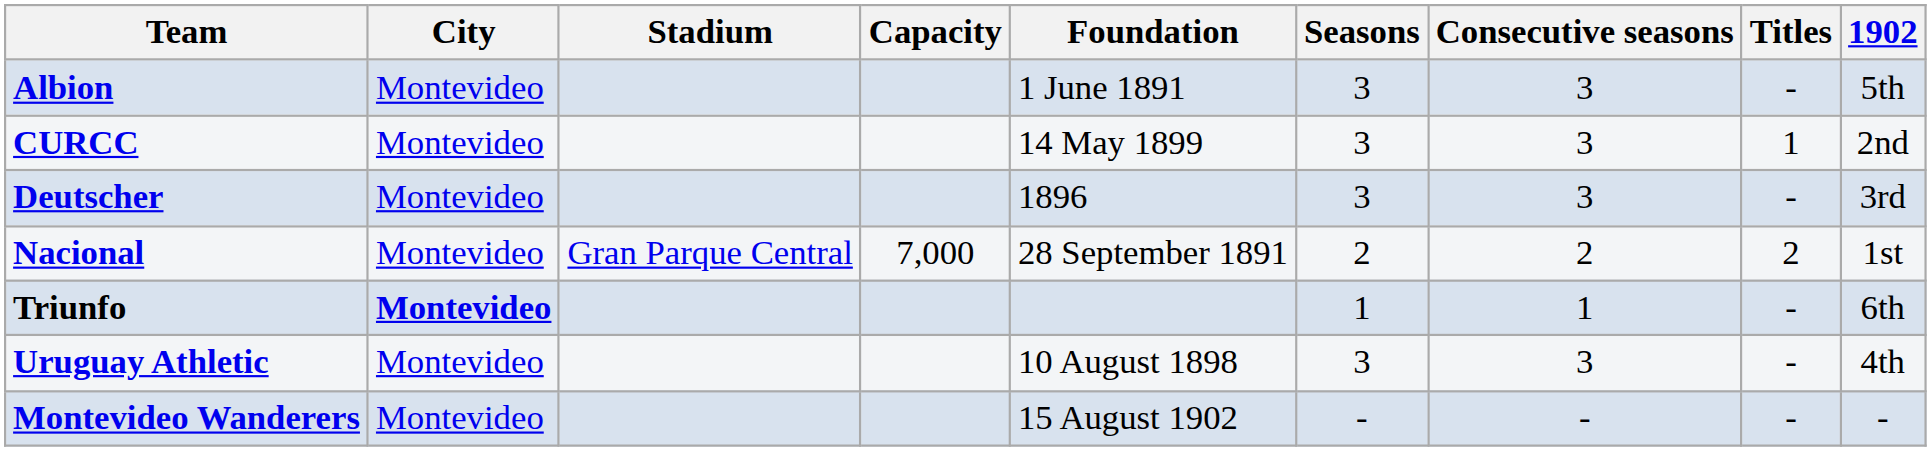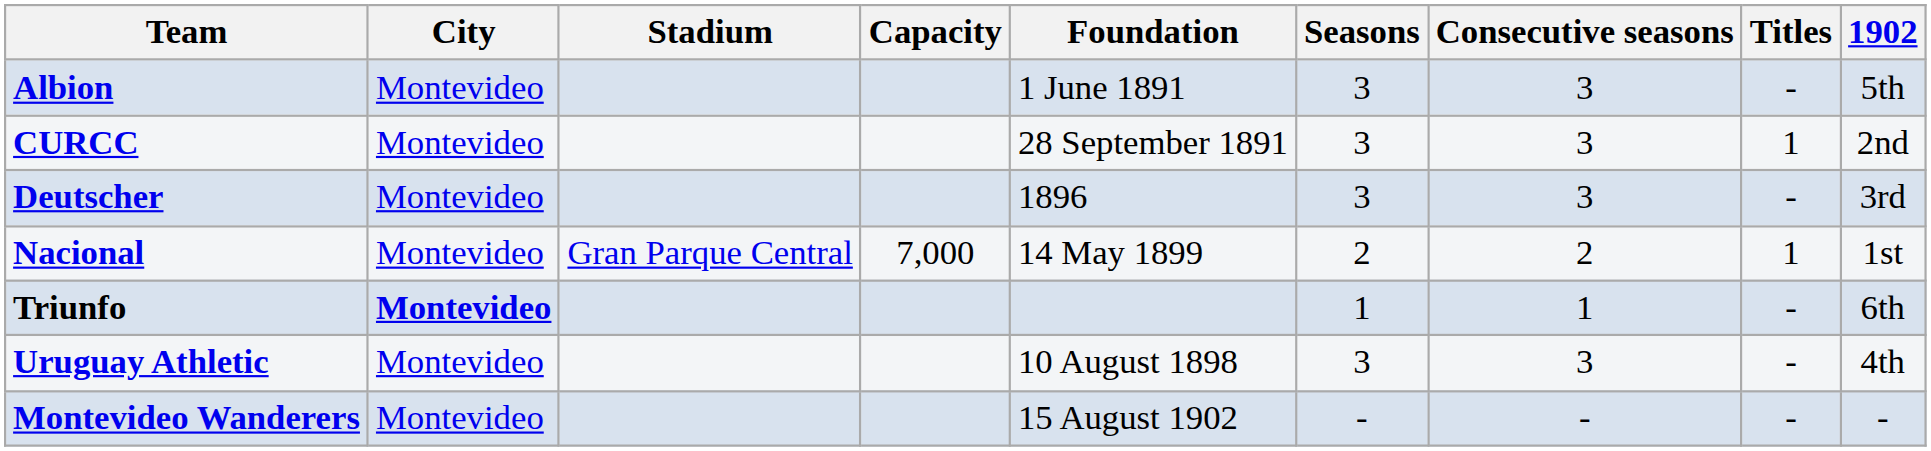(1111, 142) 14 May 1899 -> (1153, 142) 28 September 1891
(1153, 252) 28 September 1891 -> (1111, 252) 14 May 1899
(1791, 252) 2 -> (1791, 252) 1
